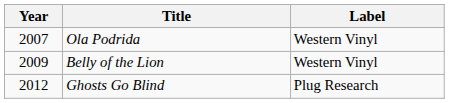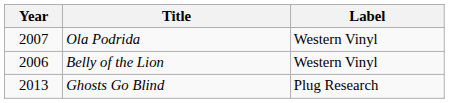(34, 62) 2009 -> (34, 62) 2006
(34, 86) 2012 -> (34, 86) 2013
